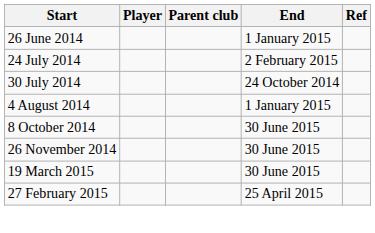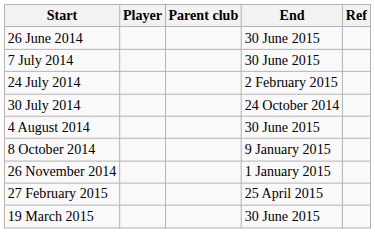(288, 37) 1 January 2015 -> (282, 37) 30 June 2015
+ row: (41, 60)
(288, 104) 1 January 2015 -> (282, 127) 30 June 2015
(282, 127) 30 June 2015 -> (288, 149) 9 January 2015
(282, 149) 30 June 2015 -> (288, 171) 1 January 2015
rows swapped: (58, 194) <-> (51, 171)
